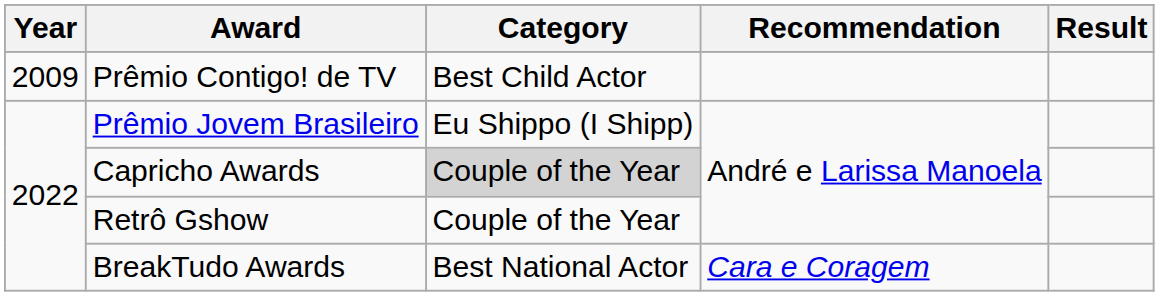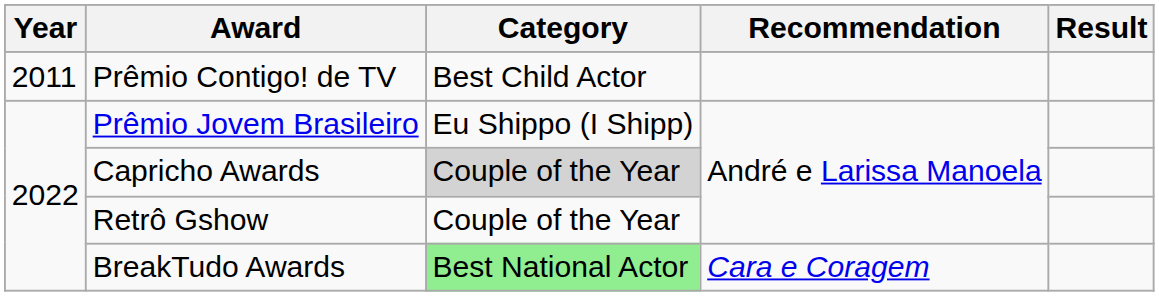(45, 76) 2009 -> (44, 76) 2011
(560, 266) no background -> (560, 266) lightgreen background
